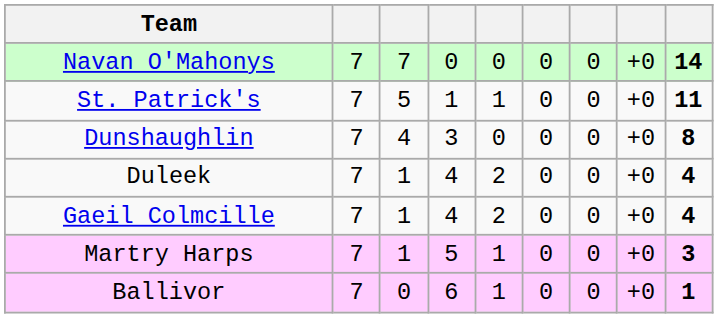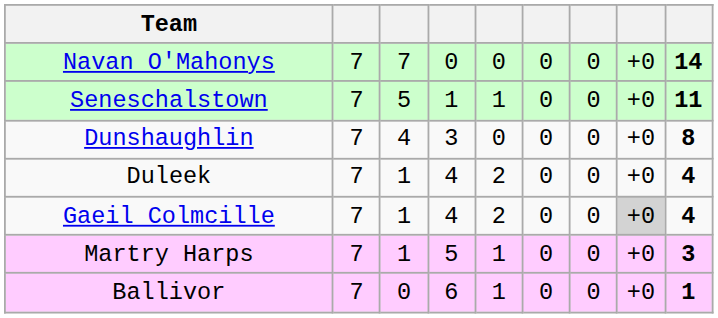+ row: (169, 101)
- row: (169, 101)
(641, 216) no background -> (641, 216) lightgrey background
